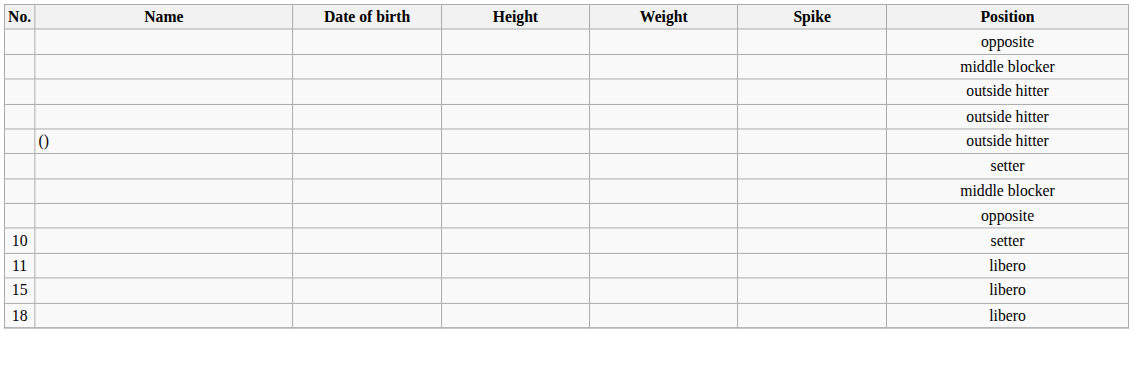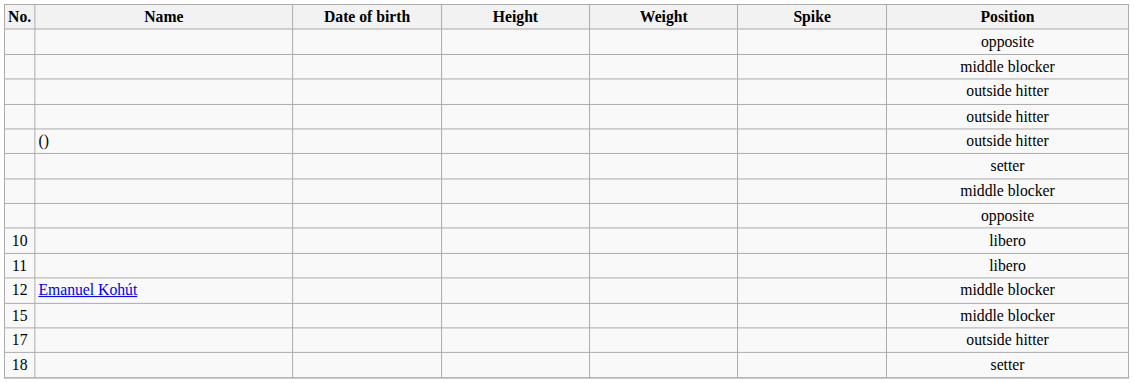(1008, 240) setter -> (1008, 240) libero
+ row: (20, 290)
(1008, 290) libero -> (1008, 315) middle blocker
+ row: (20, 340)
(1008, 315) libero -> (1008, 365) setter
